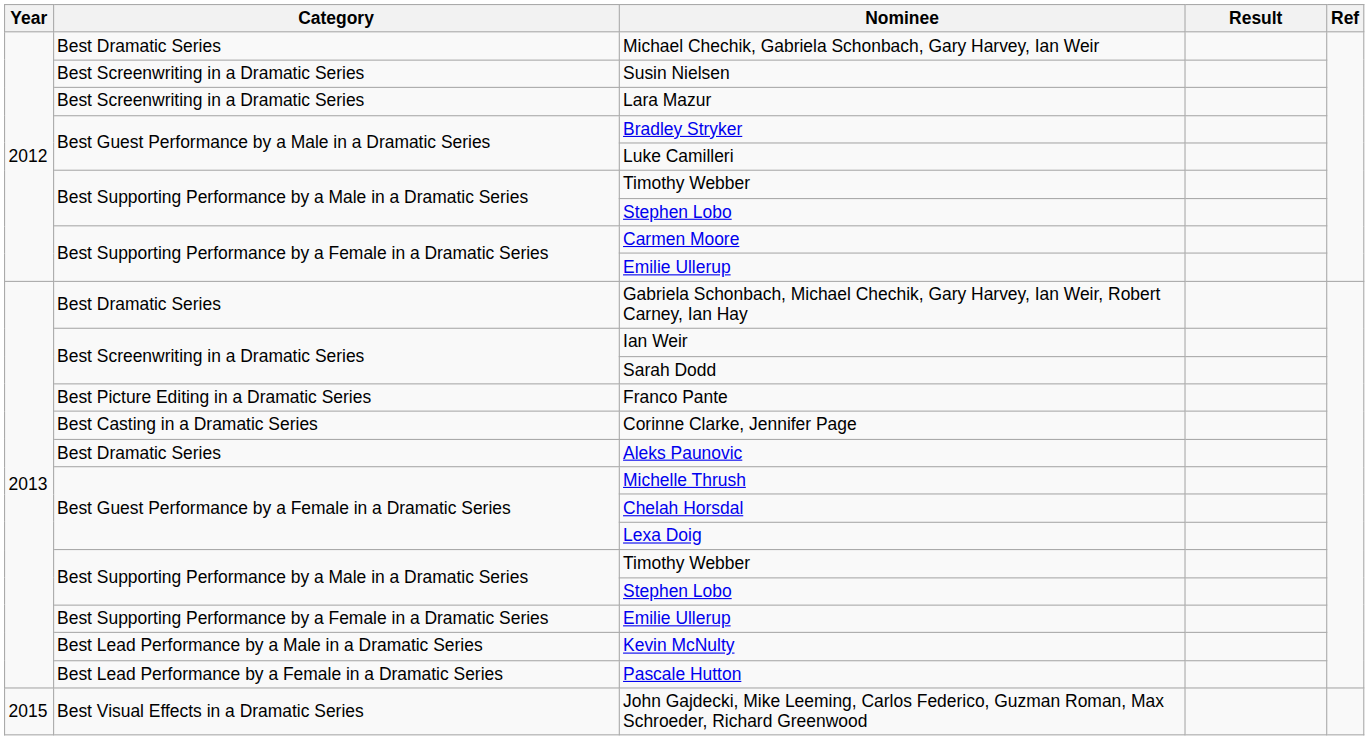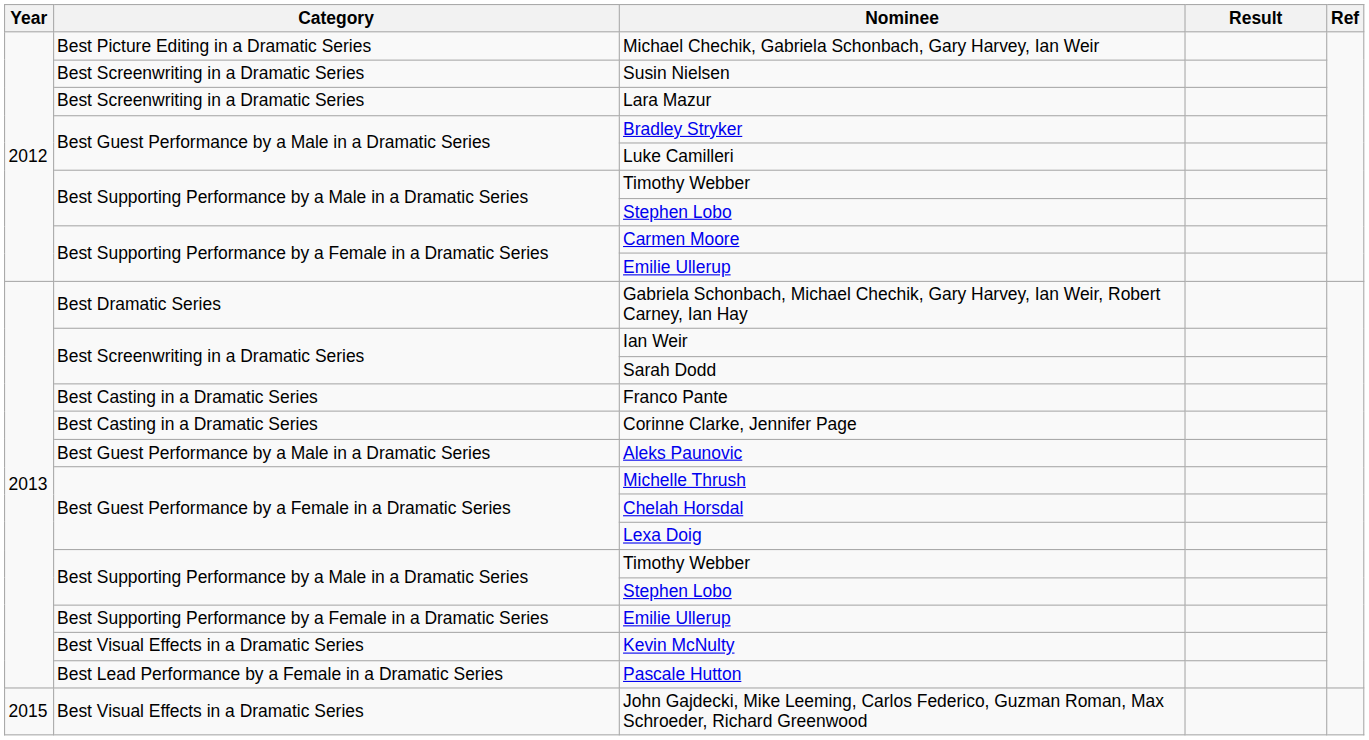(139, 45) Best Dramatic Series -> (214, 45) Best Picture Editing in a Dramatic Series
(214, 397) Best Picture Editing in a Dramatic Series -> (187, 397) Best Casting in a Dramatic Series
(139, 452) Best Dramatic Series -> (274, 452) Best Guest Performance by a Male in a Dramatic Series
(270, 646) Best Lead Performance by a Male in a Dramatic Series -> (210, 646) Best Visual Effects in a Dramatic Series
